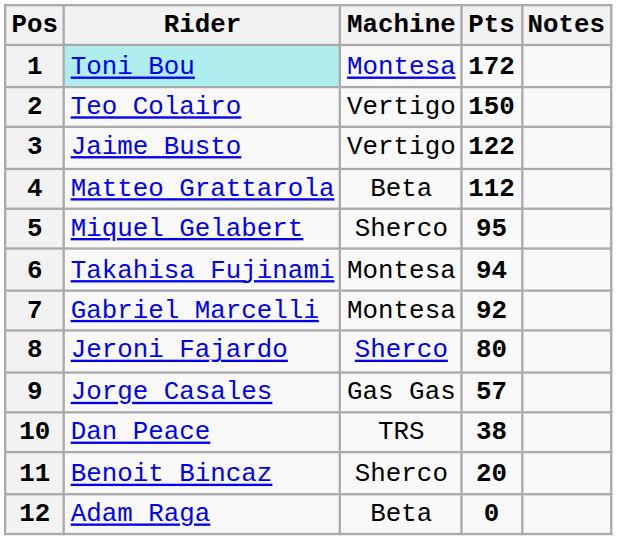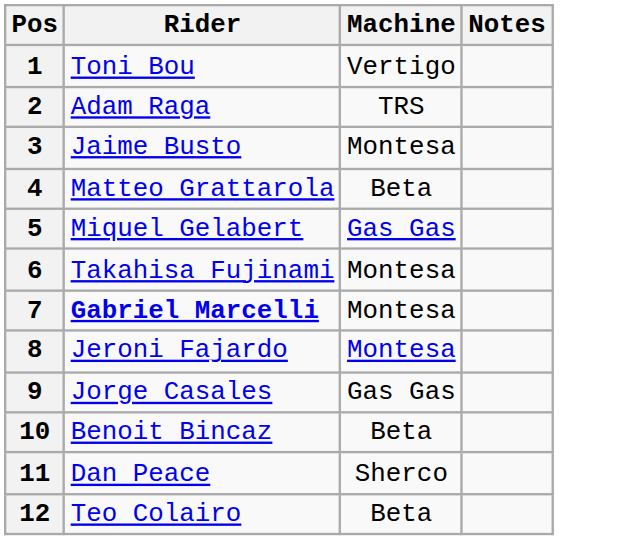- column: (492, 26)
(133, 66) paleturquoise background -> (133, 66) no background
(401, 66) Montesa -> (401, 66) Vertigo
(156, 107) Teo Colairo -> (141, 107) Adam Raga
(401, 107) Vertigo -> (401, 107) TRS
(401, 148) Vertigo -> (401, 148) Montesa
(401, 229) Sherco -> (401, 229) Gas Gas
(195, 311) normal -> (195, 311) bold
(401, 351) Sherco -> (401, 351) Montesa
(141, 433) Dan Peace -> (172, 433) Benoit Bincaz
(401, 433) TRS -> (401, 433) Beta
(172, 474) Benoit Bincaz -> (141, 474) Dan Peace
(141, 514) Adam Raga -> (156, 514) Teo Colairo
